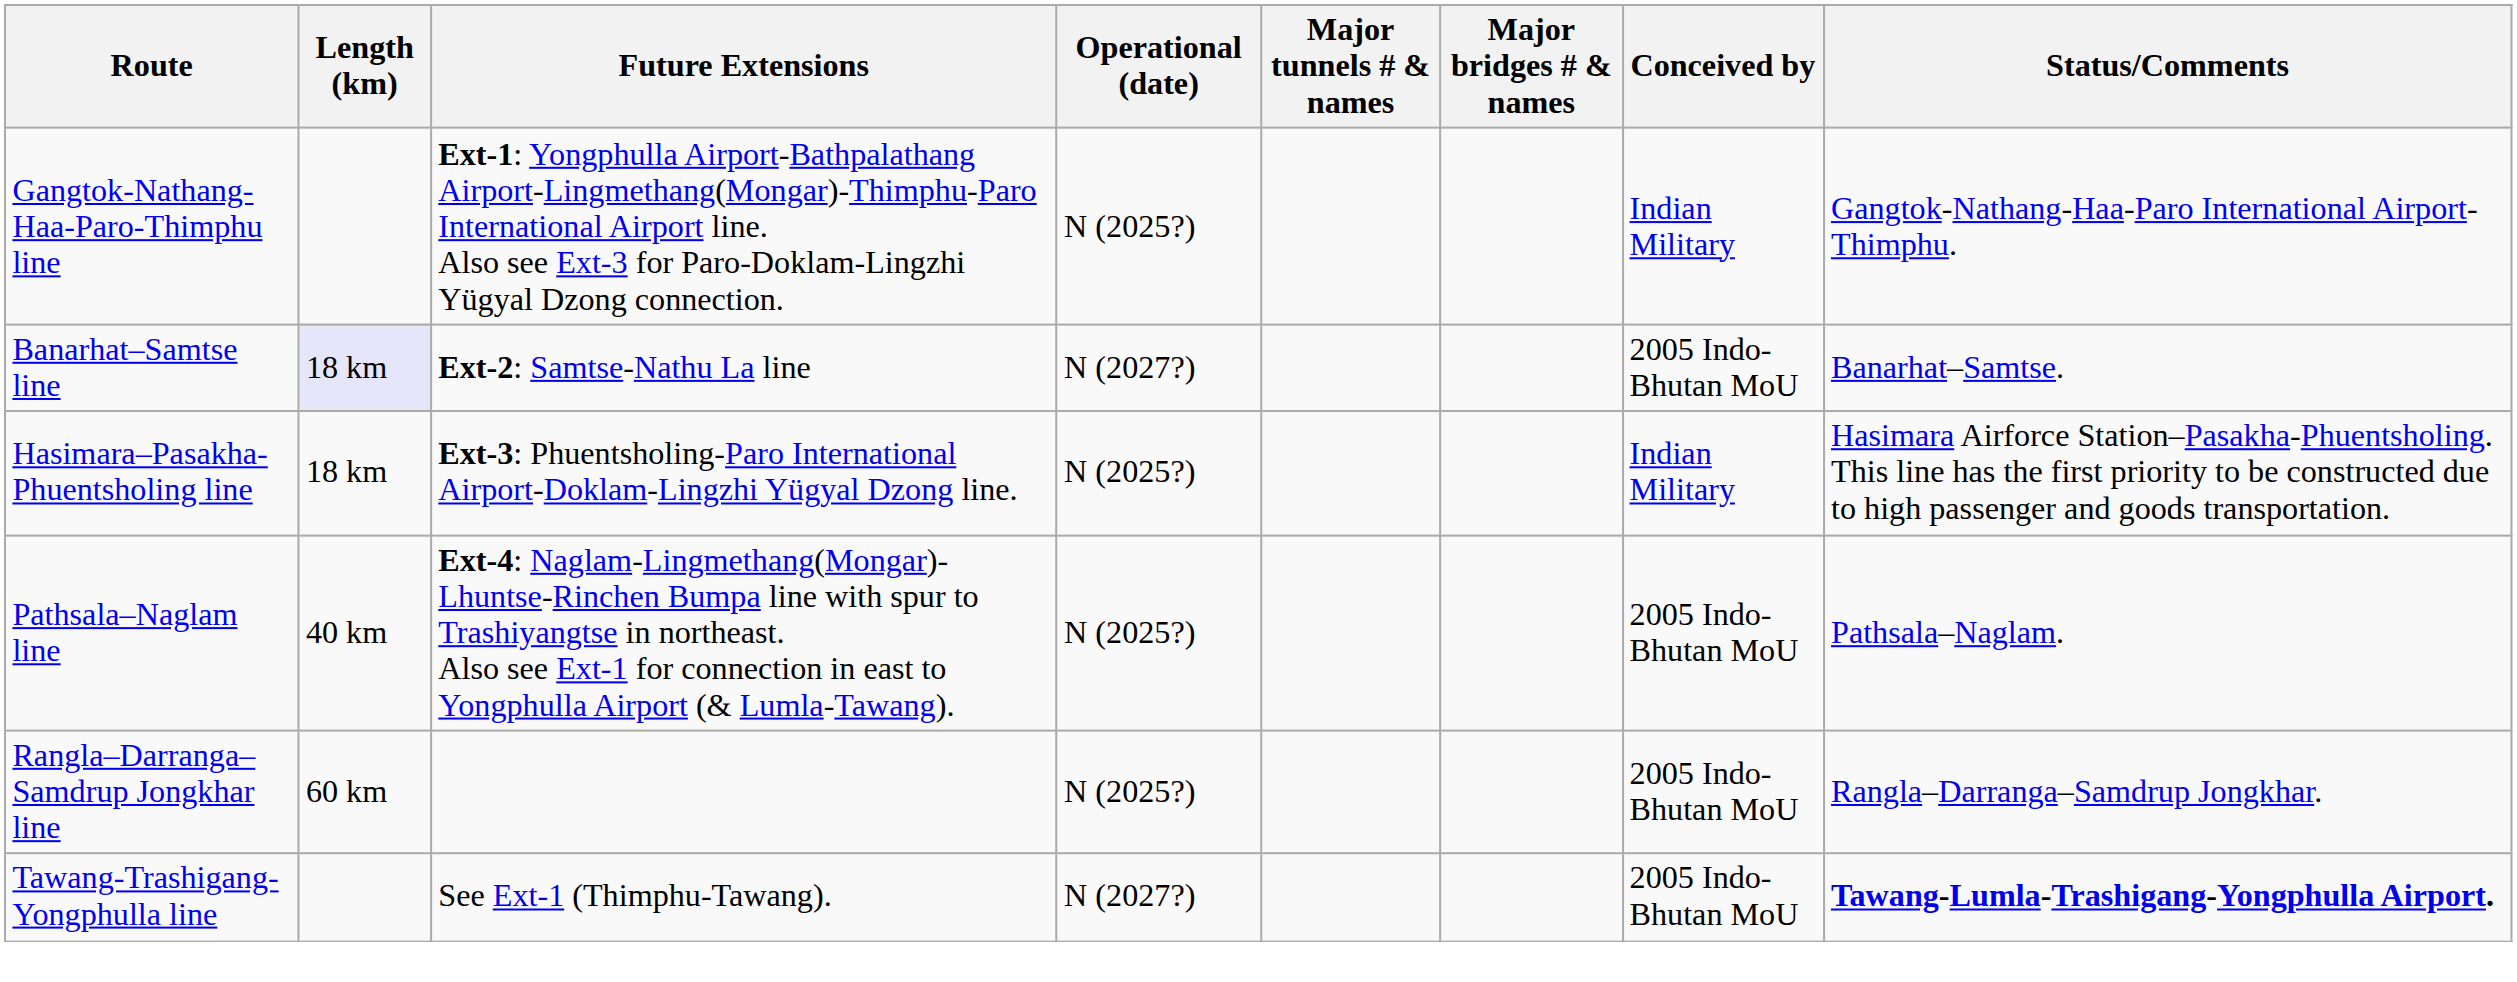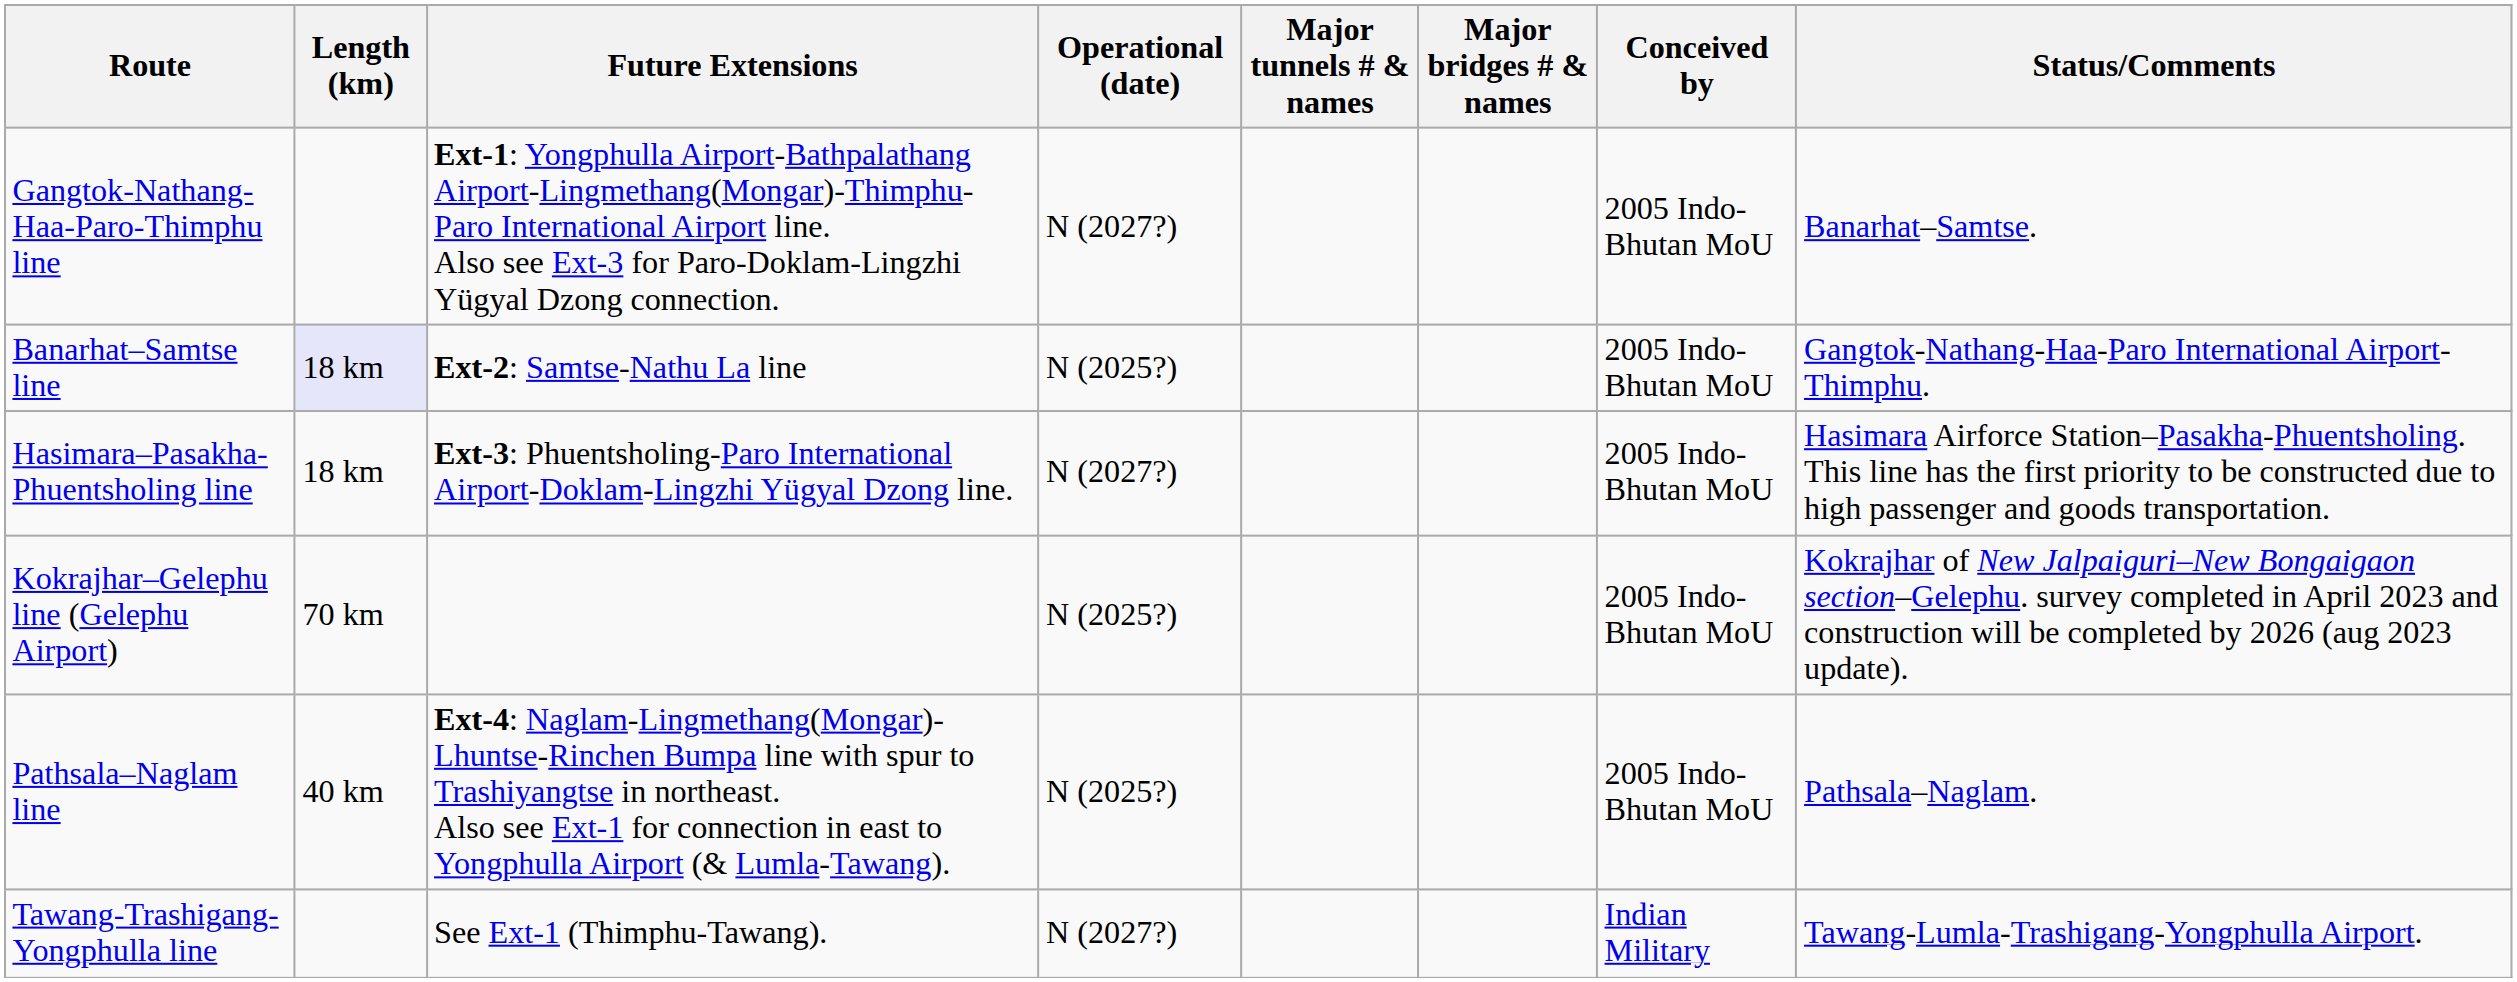(1130, 225) N (2025?) -> (1112, 225) N (2027?)
(1682, 225) Indian Military -> (1689, 225) 2005 Indo-Bhutan MoU
(2154, 225) Gangtok-Nathang-Haa-Paro International Airport-Thimphu. -> (1921, 225) Banarhat–Samtse.
(1130, 367) N (2027?) -> (1112, 367) N (2025?)
(1948, 367) Banarhat–Samtse. -> (2127, 367) Gangtok-Nathang-Haa-Paro International Airport-Thimphu.
(1130, 472) N (2025?) -> (1112, 472) N (2027?)
(1682, 472) Indian Military -> (1689, 472) 2005 Indo-Bhutan MoU
+ row: (140, 613)
- row: (134, 791)
(1714, 896) 2005 Indo-Bhutan MoU -> (1657, 932) Indian Military
(2163, 896) bold -> (2113, 932) normal
